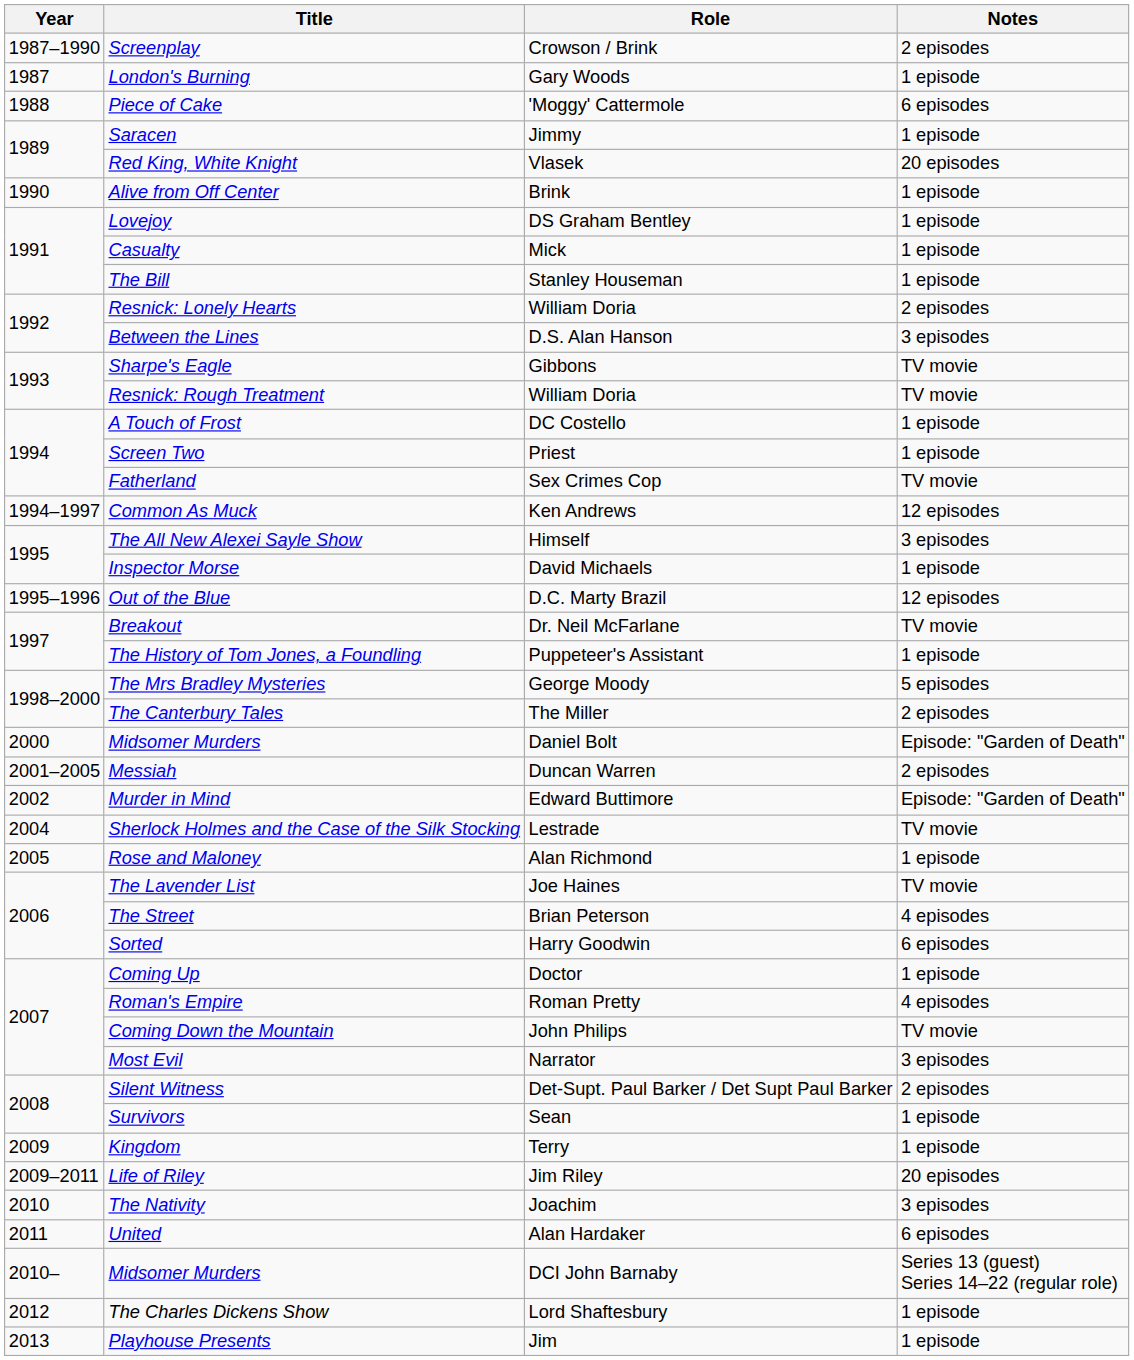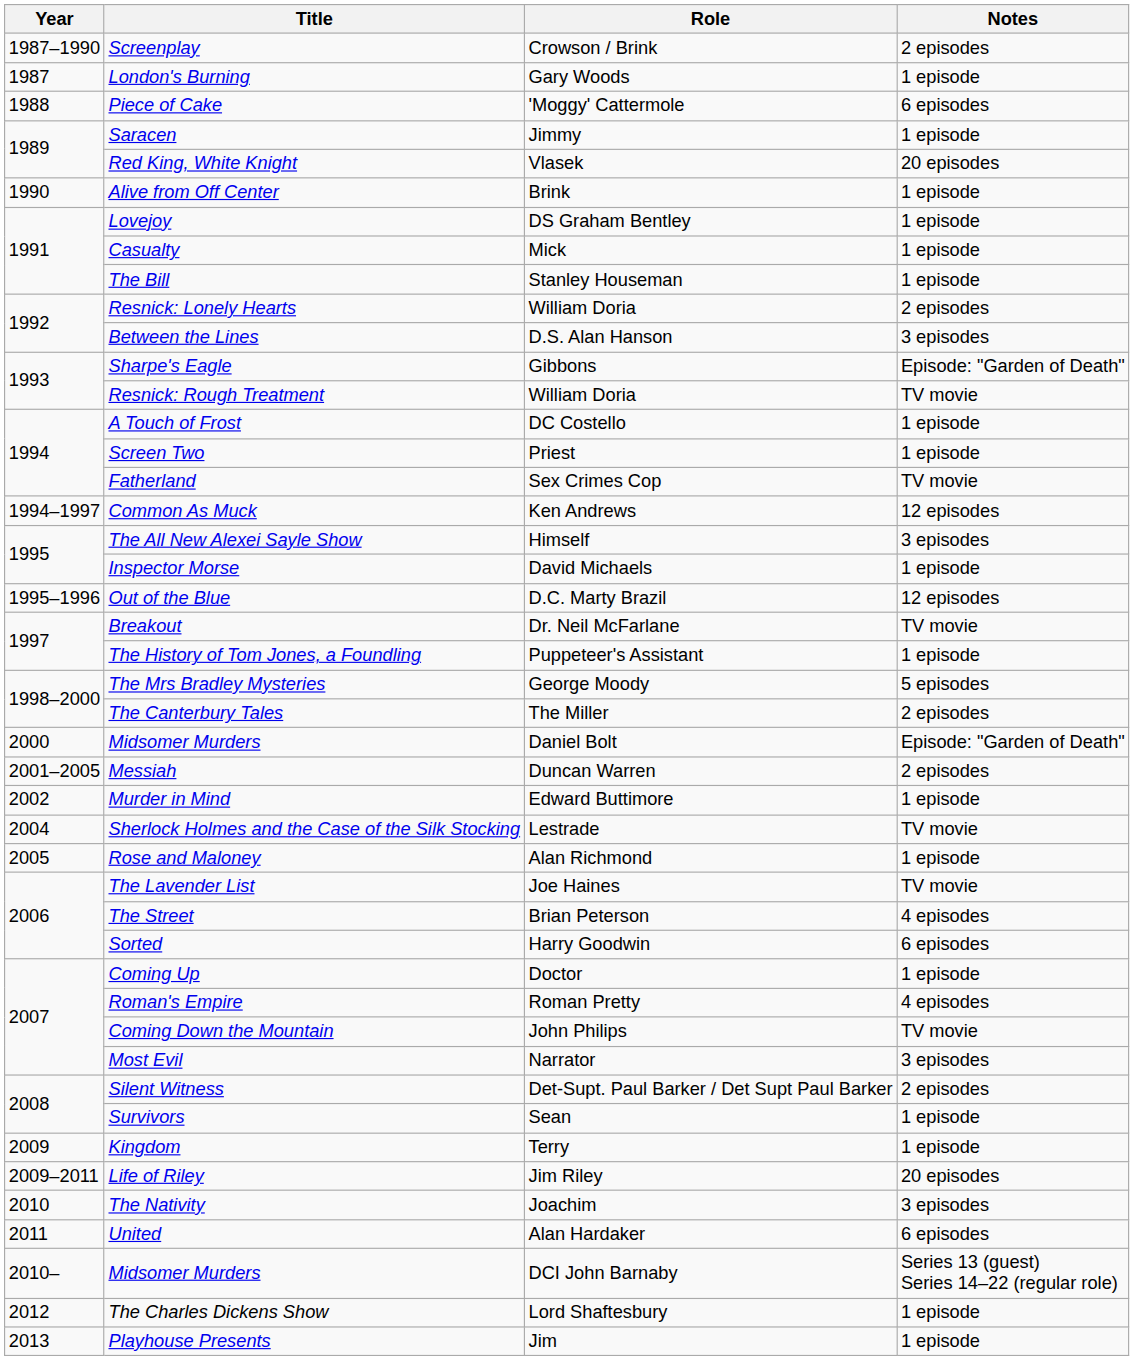(939, 366) TV movie -> (1013, 366) Episode: "Garden of Death"
(1013, 800) Episode: "Garden of Death" -> (940, 800) 1 episode
